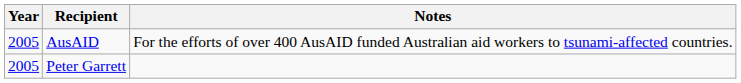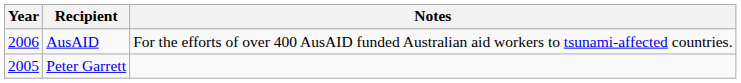(24, 41) 2005 -> (24, 41) 2006
